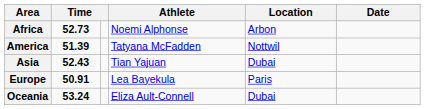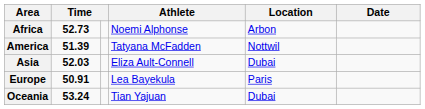(76, 63) 52.43 -> (76, 63) 52.03
(138, 63) Tian Yajuan -> (152, 63) Eliza Ault-Connell
(152, 96) Eliza Ault-Connell -> (138, 96) Tian Yajuan
